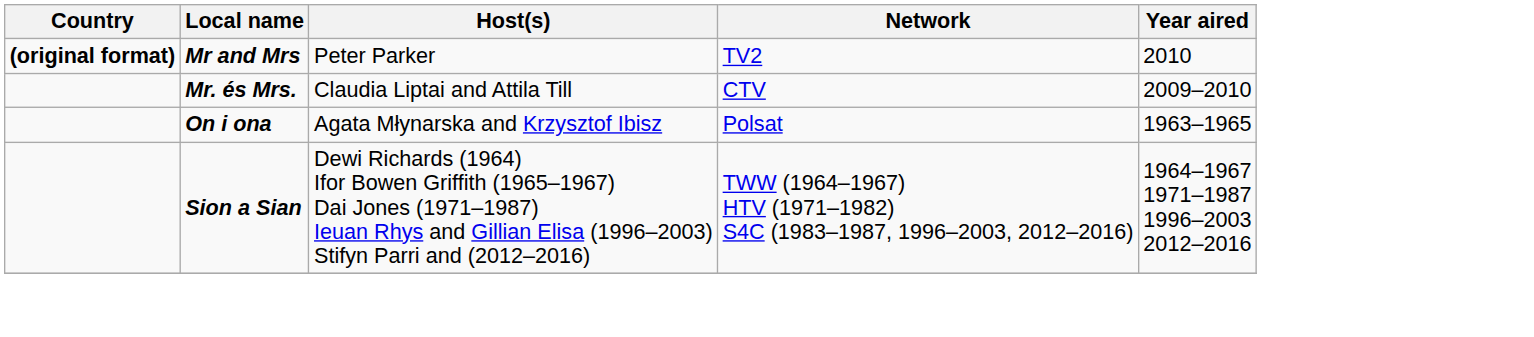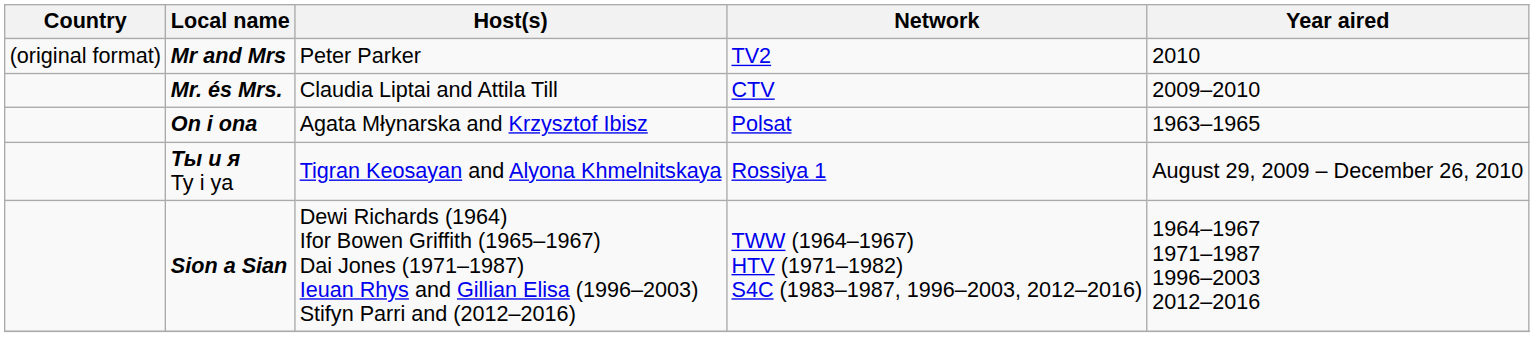(92, 55) bold -> (85, 55) normal
+ row: (205, 170)
